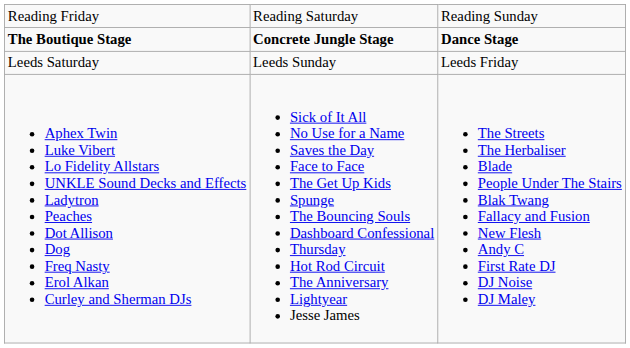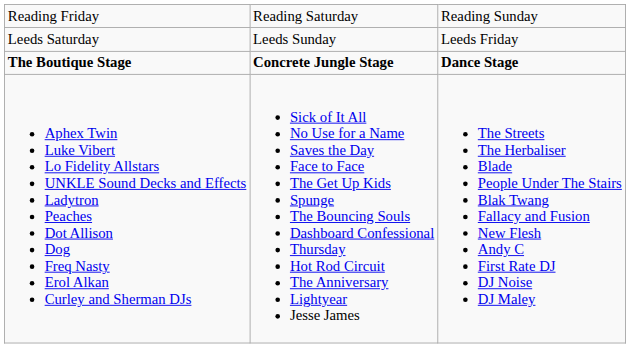rows swapped: (53, 62) <-> (70, 39)
